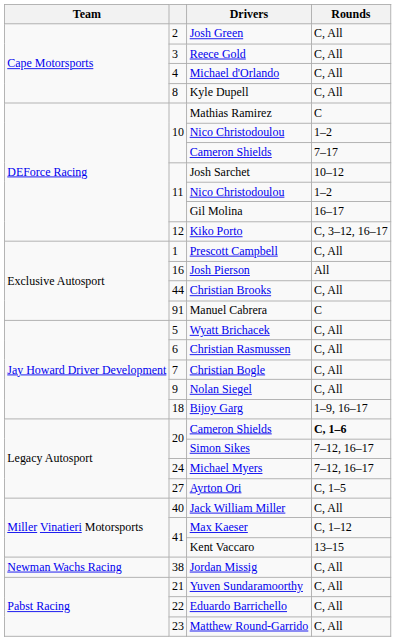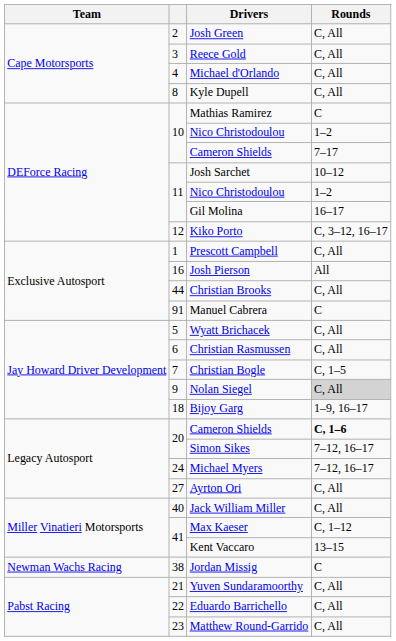(328, 369) C, All -> (330, 369) C, 1–5
(328, 389) no background -> (328, 389) lightgrey background
(330, 487) C, 1–5 -> (328, 487) C, All
(328, 566) C, All -> (318, 566) C
